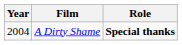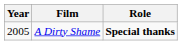(18, 31) 2004 -> (18, 31) 2005
